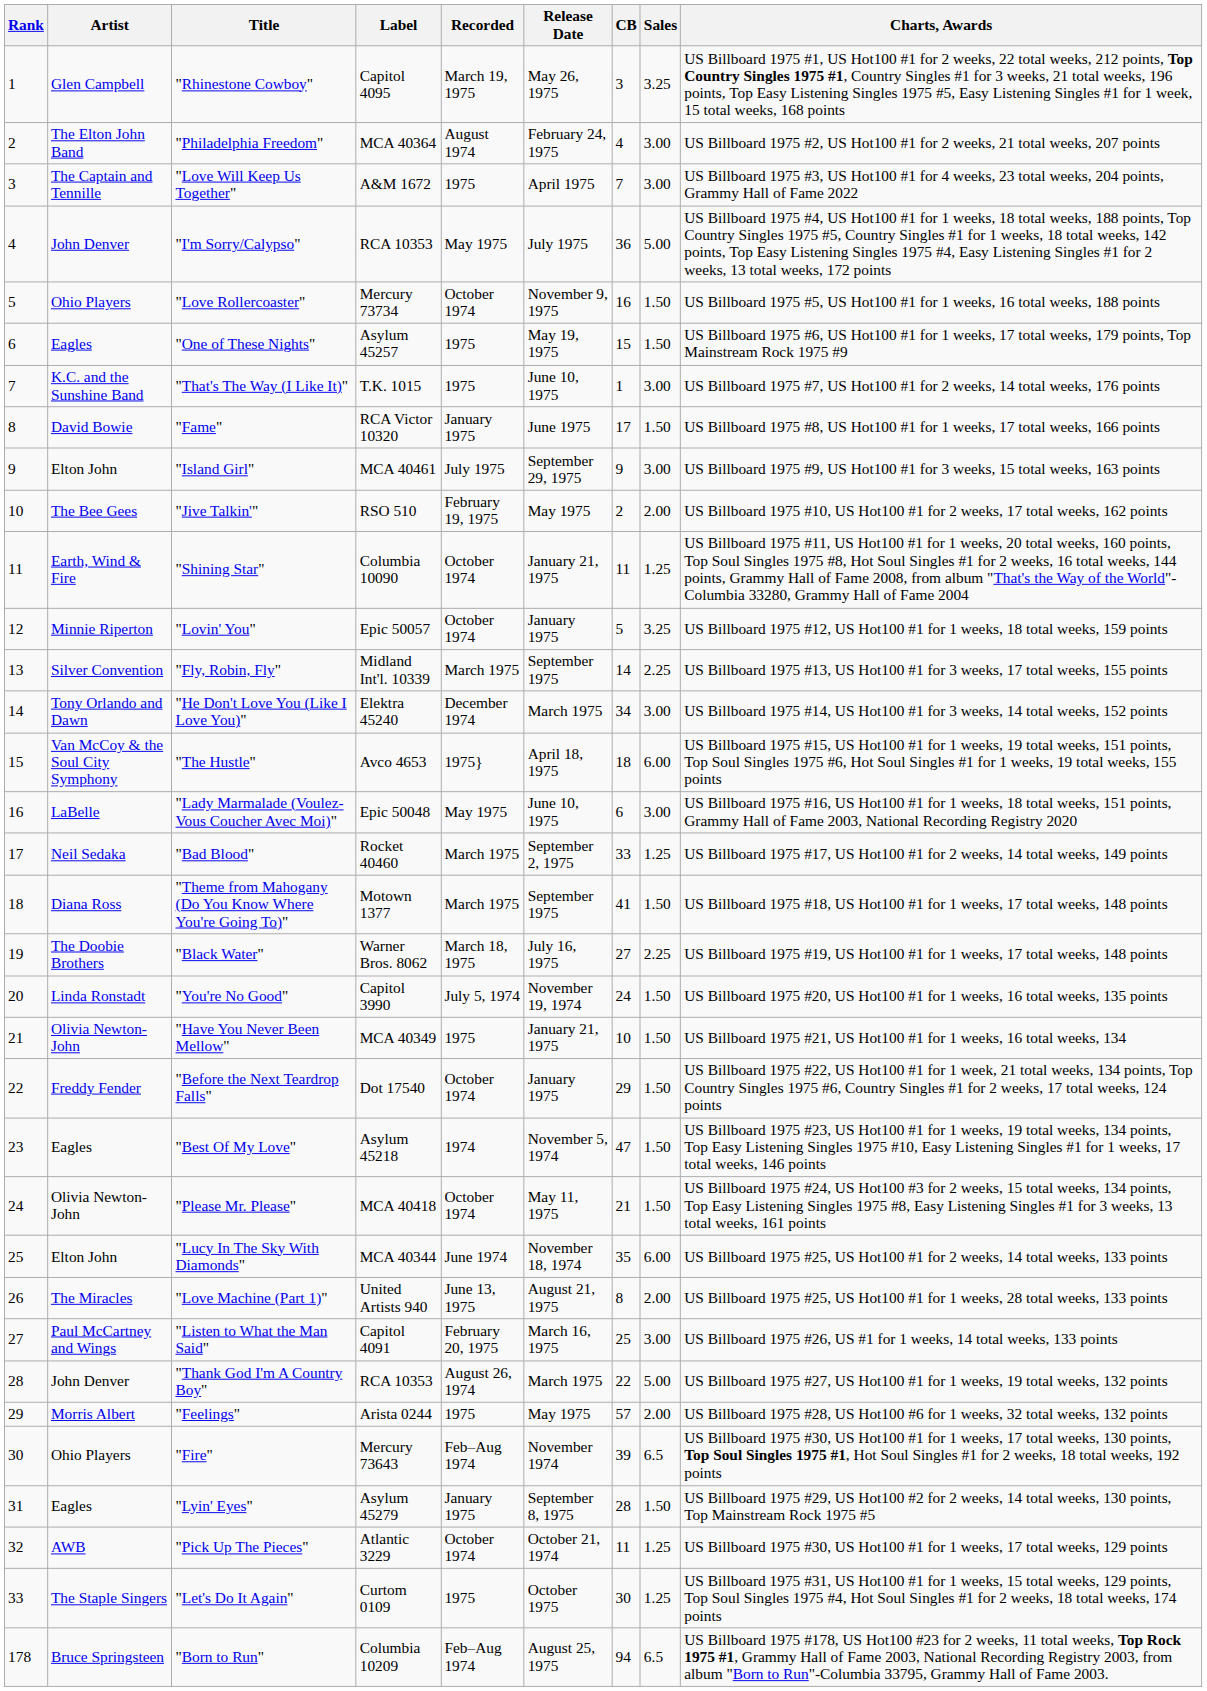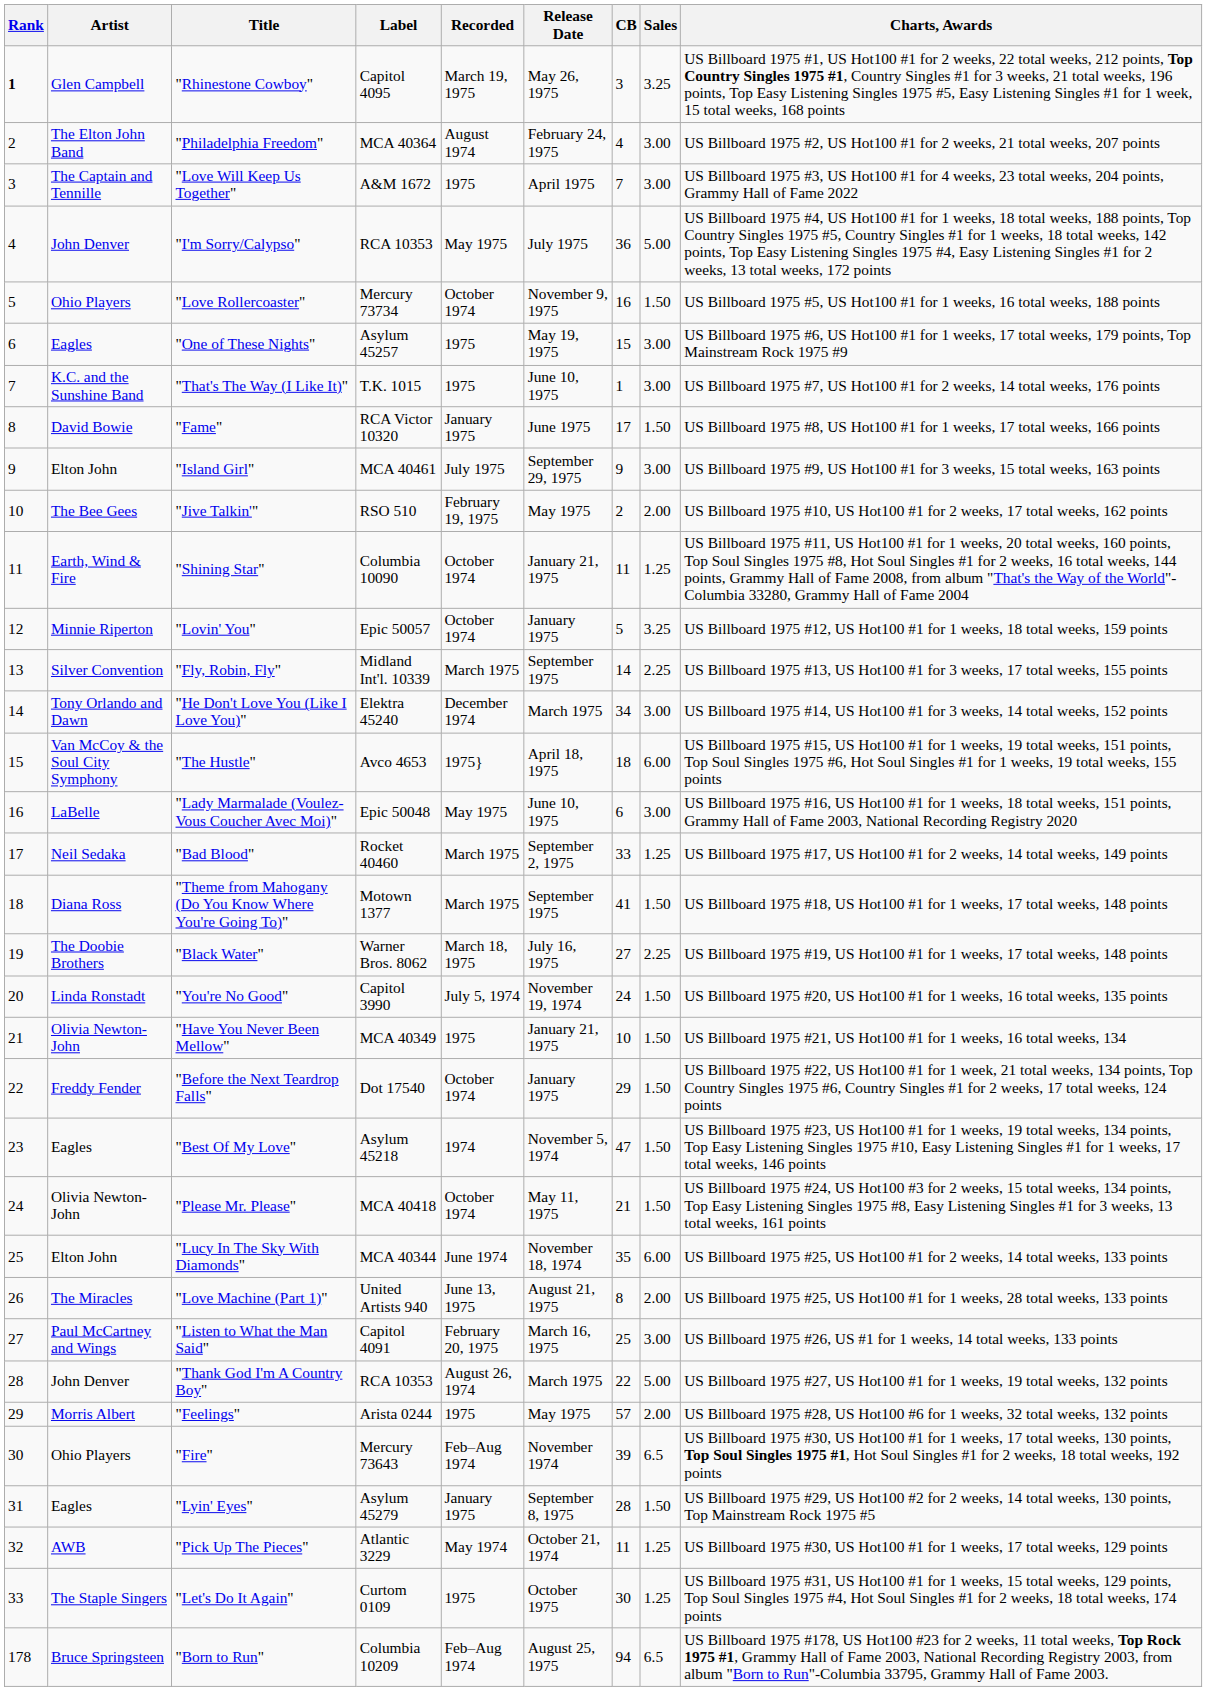(12, 84) normal -> (12, 84) bold
(657, 344) 1.50 -> (657, 344) 3.00
(469, 1547) October 1974 -> (476, 1547) May 1974
